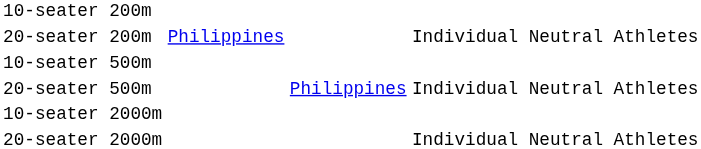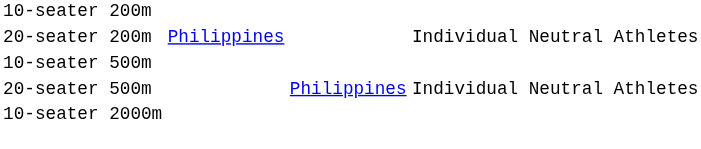- row: (83, 140)
